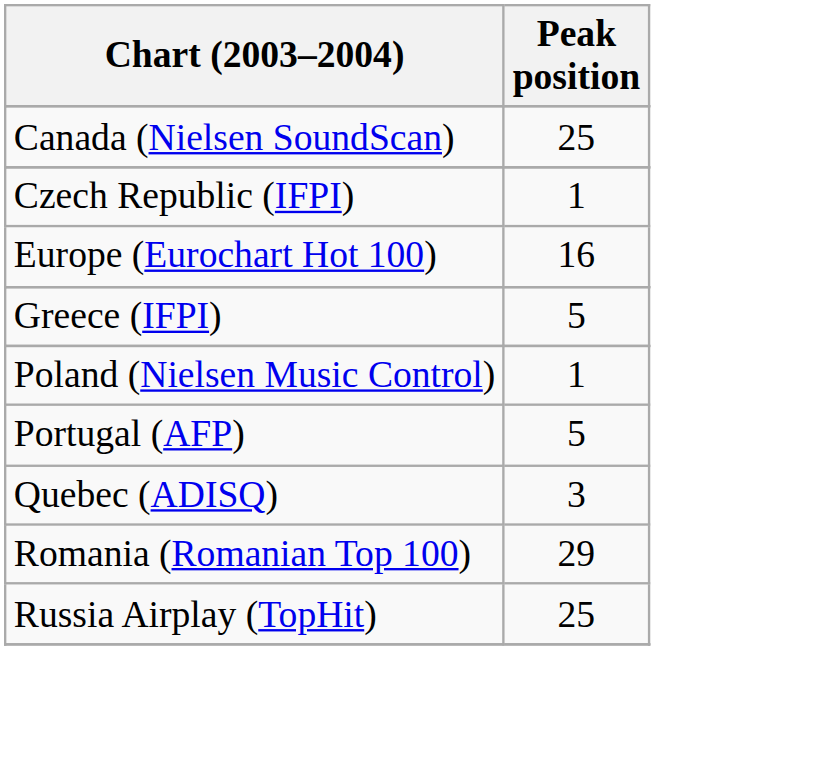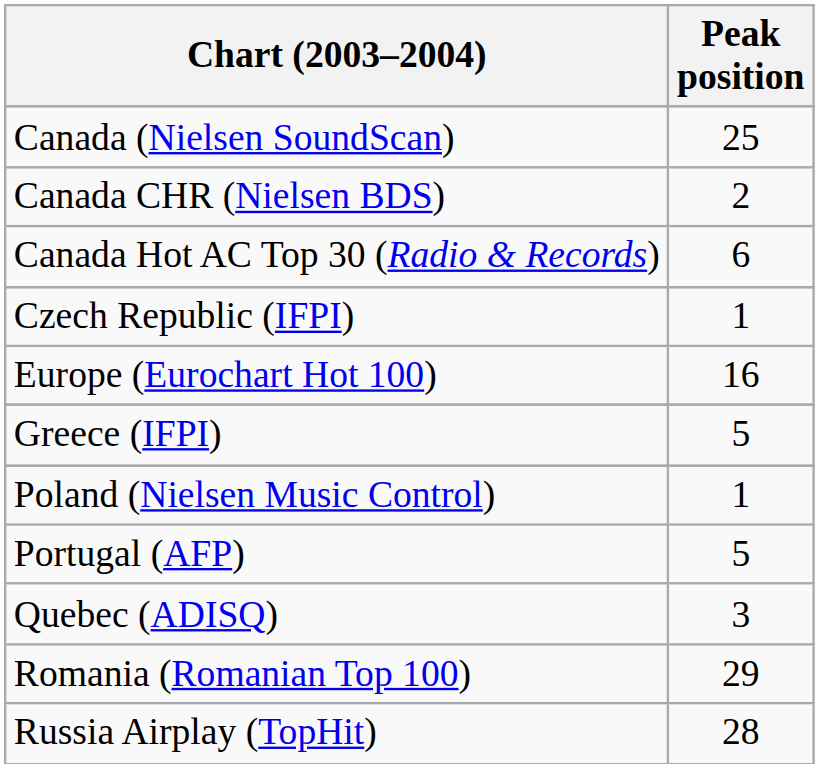+ row: (229, 195)
+ row: (337, 255)
(576, 613) 25 -> (741, 732) 28
